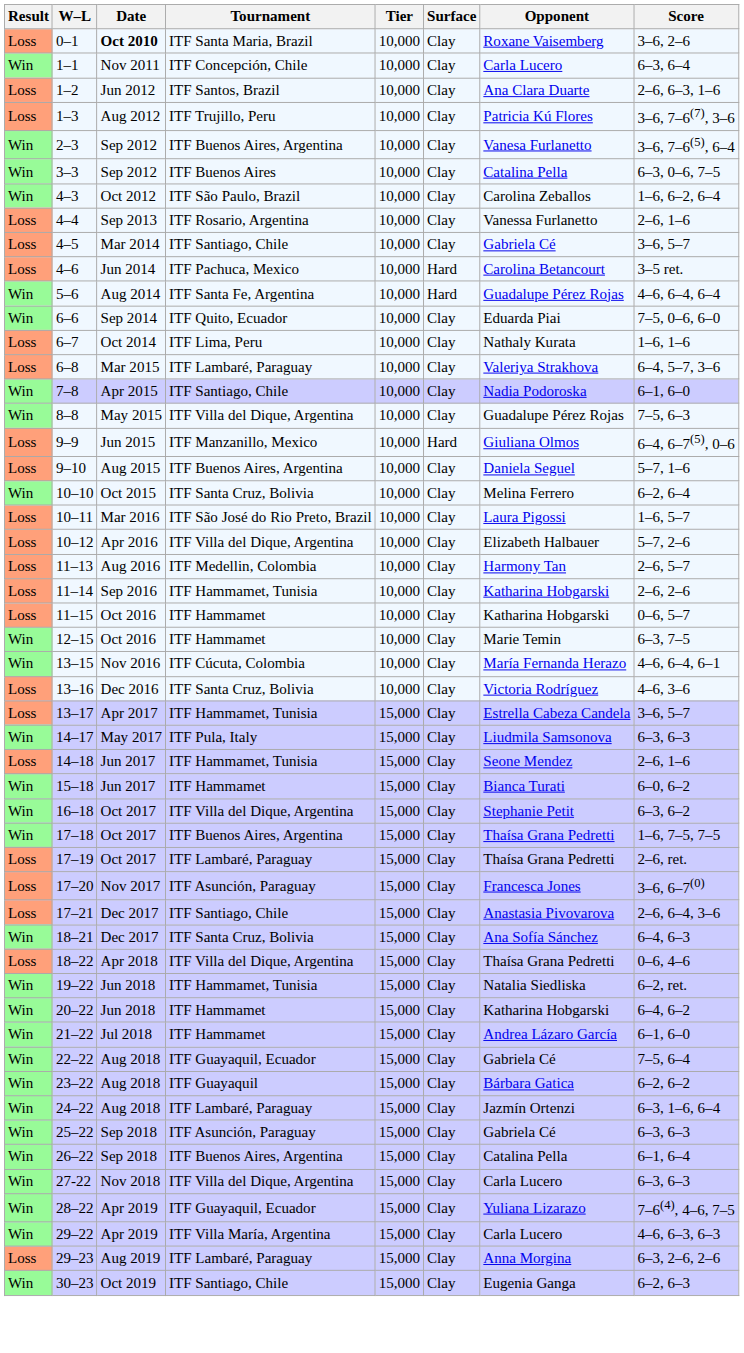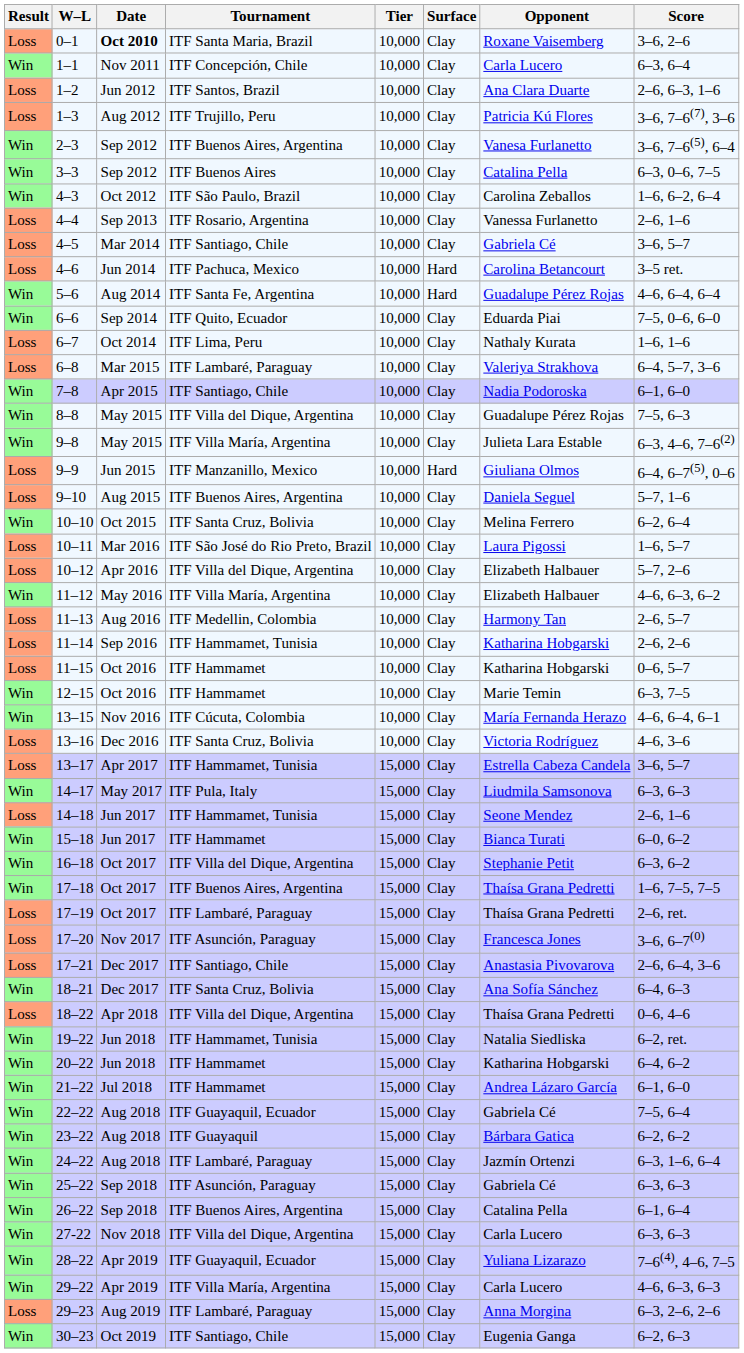+ row: (67, 441)
+ row: (74, 594)
